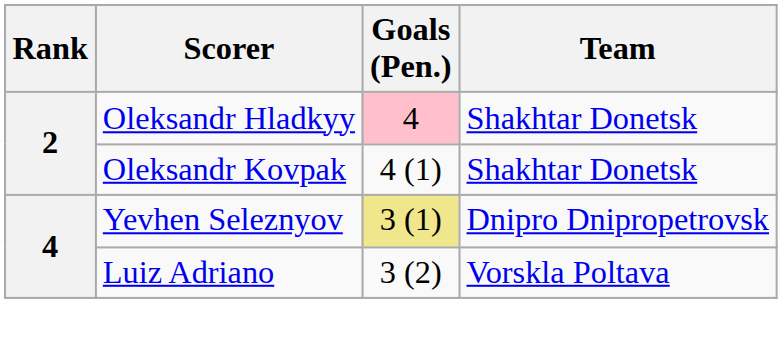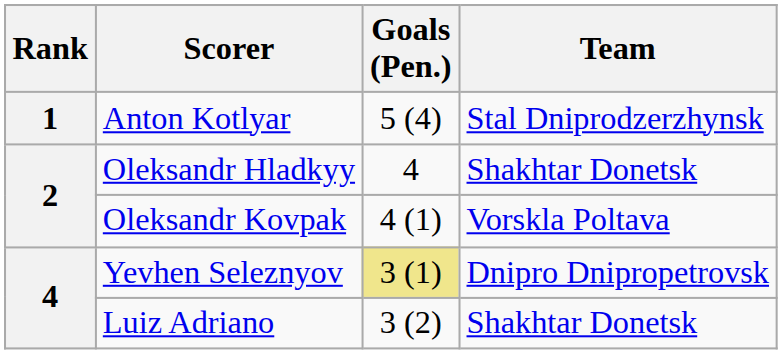+ row: (197, 117)
(411, 117) pink background -> (411, 169) no background
(582, 169) Shakhtar Donetsk -> (568, 220) Vorskla Poltava
(568, 271) Vorskla Poltava -> (582, 322) Shakhtar Donetsk
